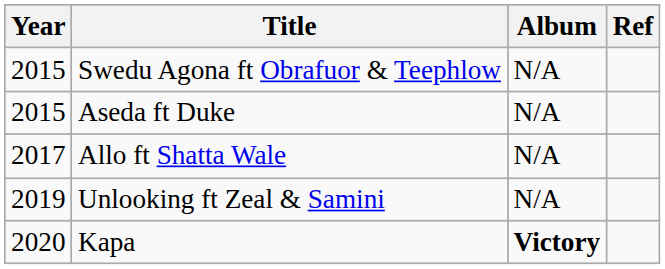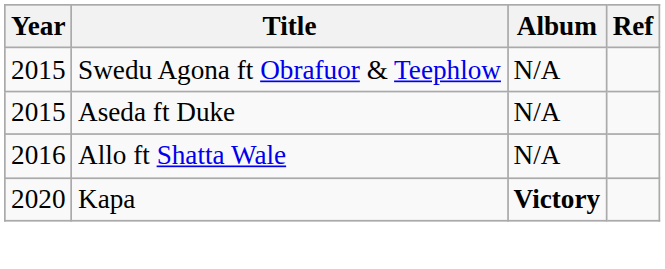(38, 155) 2017 -> (38, 155) 2016
- row: (231, 198)
